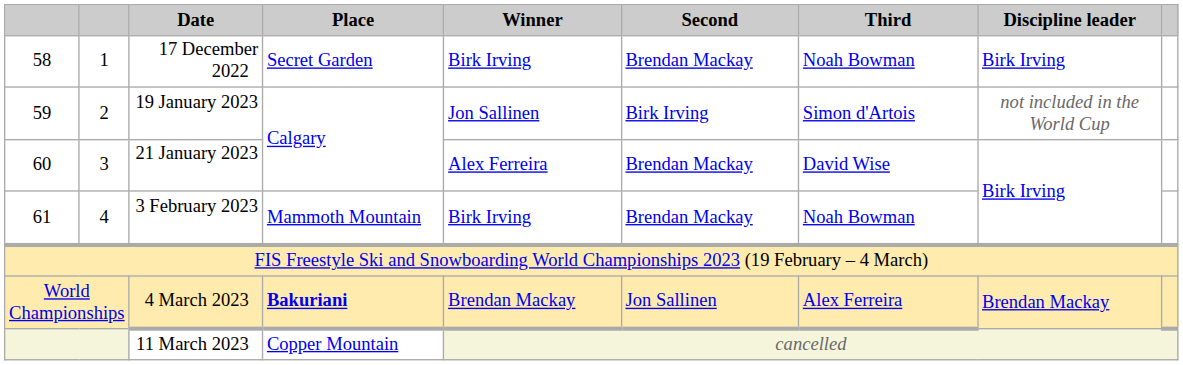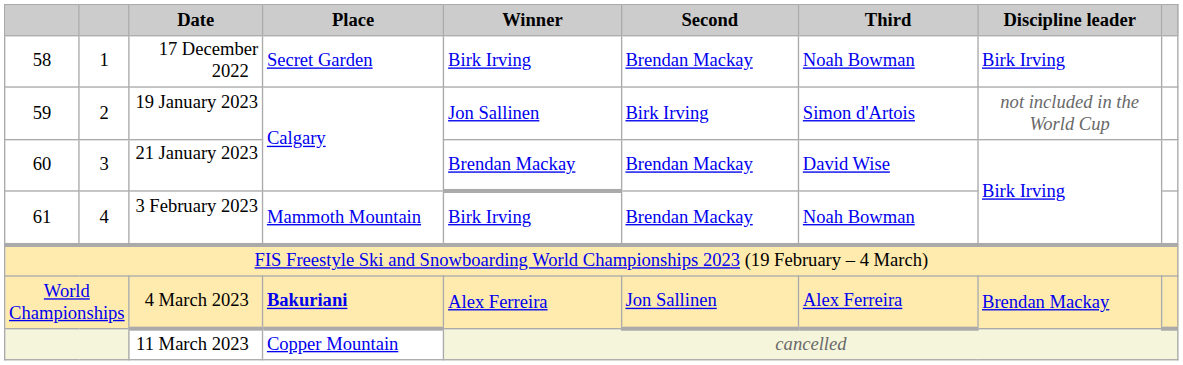(498, 164) Alex Ferreira -> (512, 163) Brendan Mackay
(512, 300) Brendan Mackay -> (498, 301) Alex Ferreira
